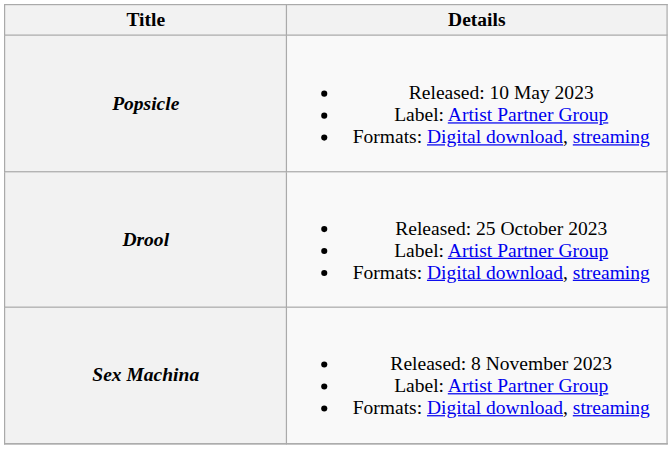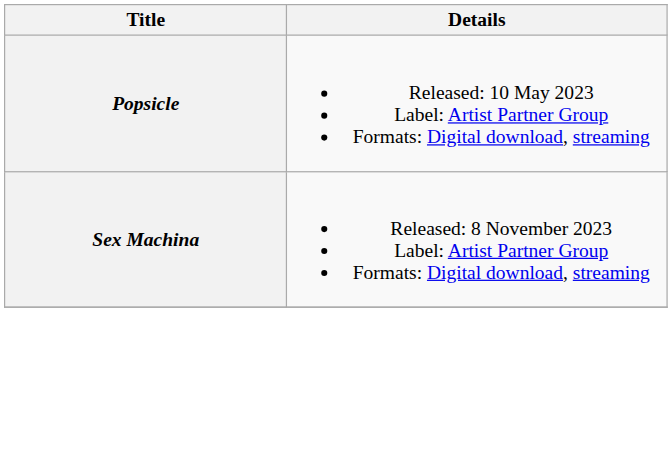- row: (146, 239)
